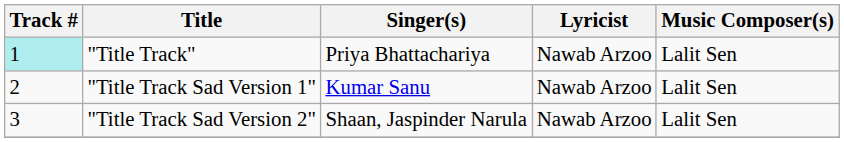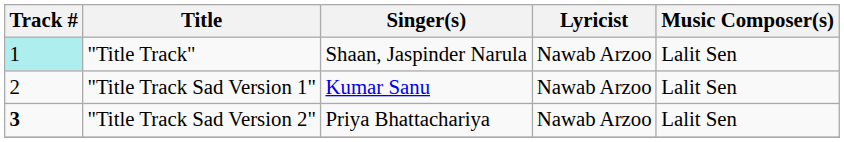(408, 53) Priya Bhattachariya -> (426, 53) Shaan, Jaspinder Narula
(15, 119) normal -> (15, 119) bold
(426, 119) Shaan, Jaspinder Narula -> (408, 119) Priya Bhattachariya
